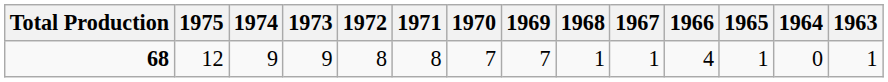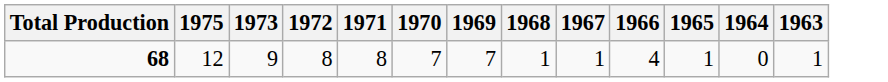- column: (256, 22)
